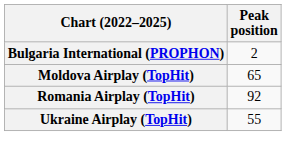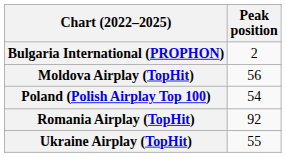(254, 75) 65 -> (254, 75) 56
+ row: (116, 97)
